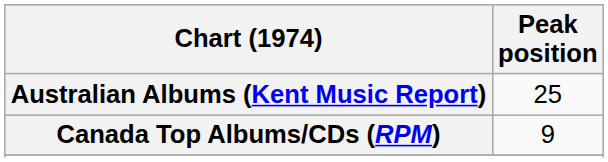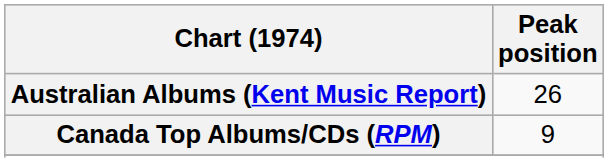(548, 94) 25 -> (548, 94) 26
